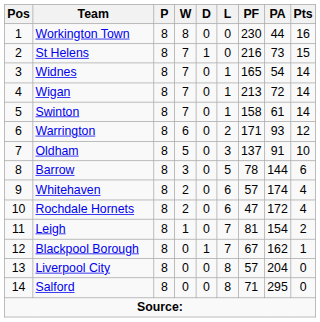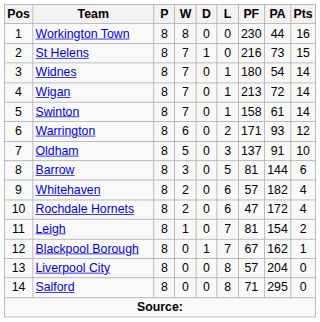(251, 72) 165 -> (251, 72) 180
(251, 170) 78 -> (251, 170) 81
(278, 190) 174 -> (278, 190) 182
